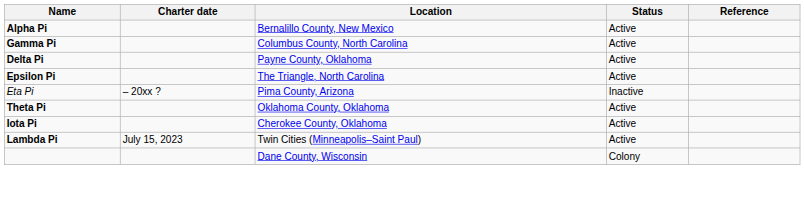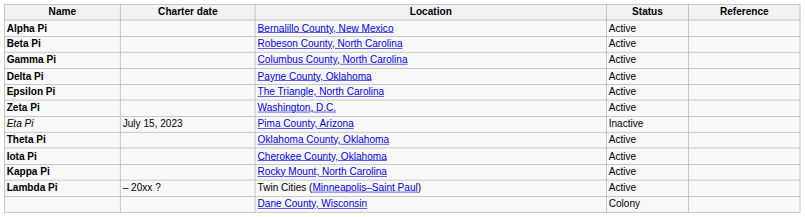+ row: (24, 44)
+ row: (23, 108)
(142, 92) – 20xx ? -> (153, 124) July 15, 2023
+ row: (28, 172)
(153, 140) July 15, 2023 -> (142, 188) – 20xx ?
